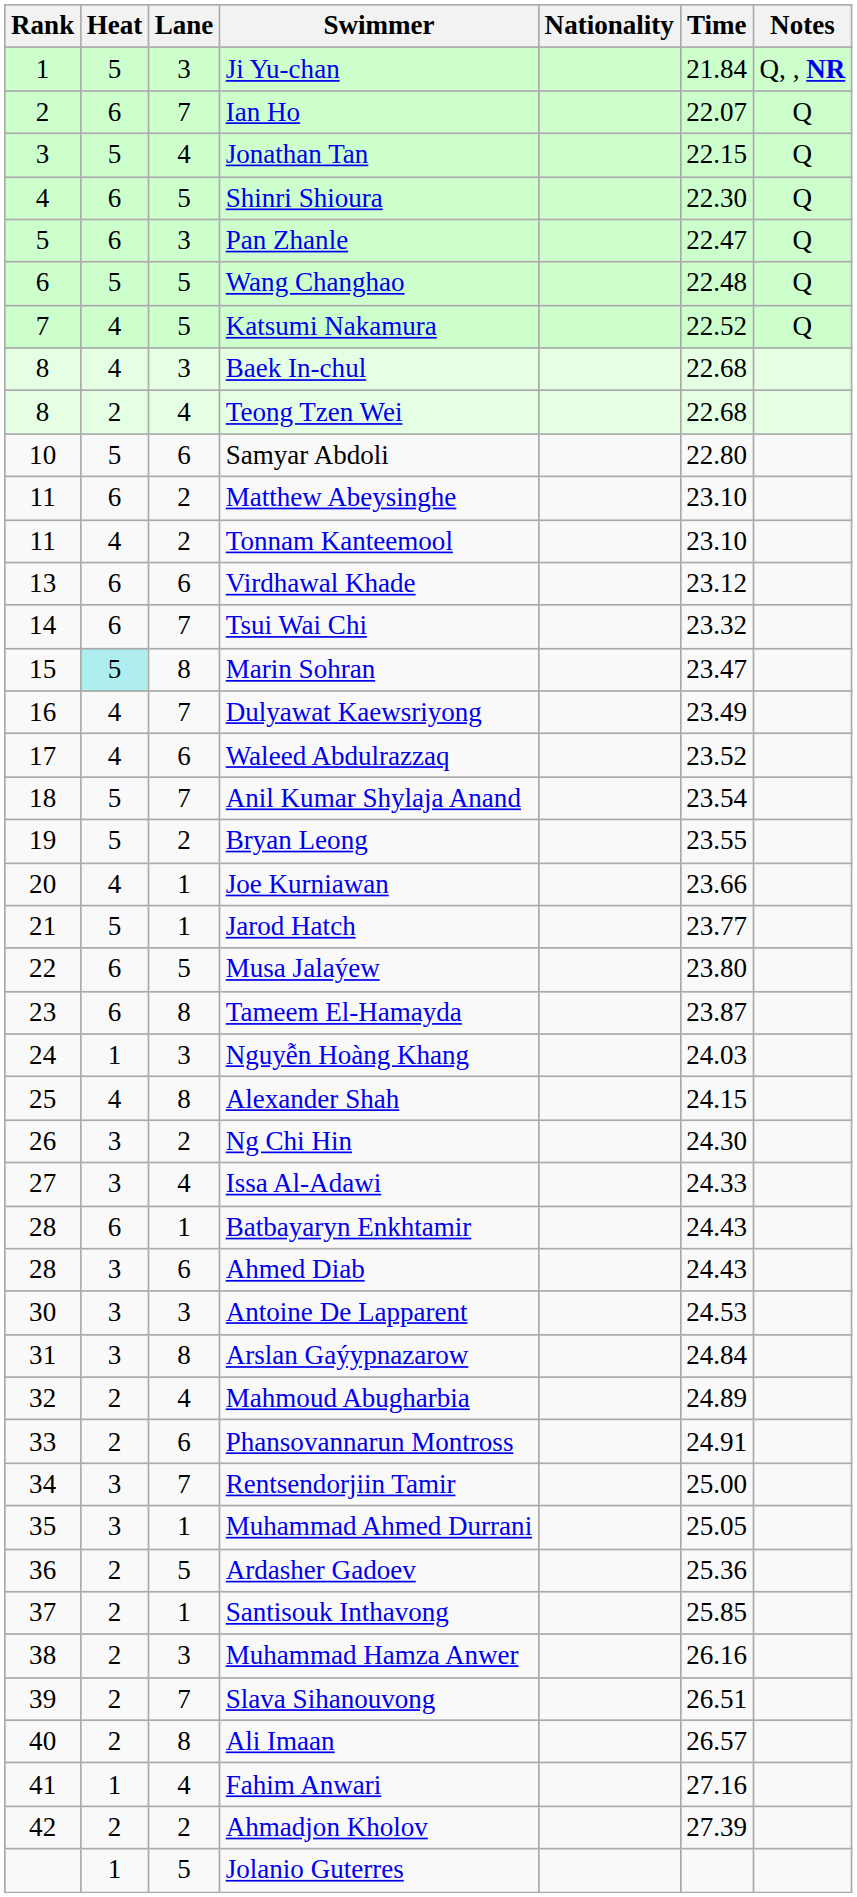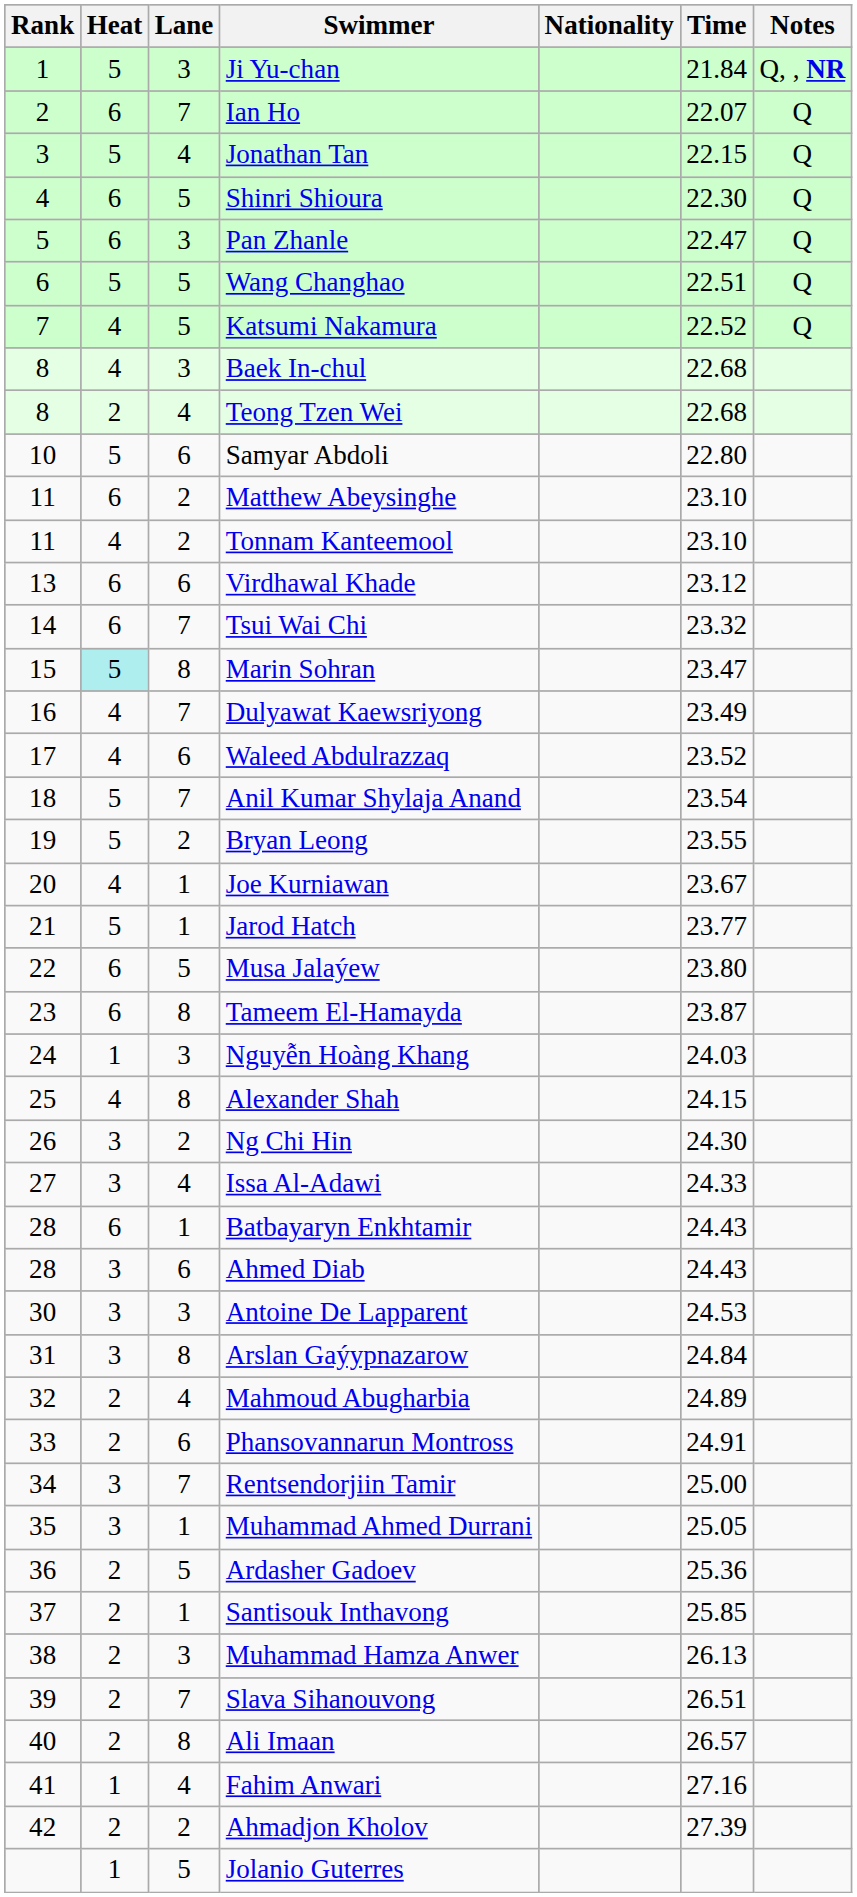(717, 283) 22.48 -> (717, 283) 22.51
(717, 883) 23.66 -> (717, 883) 23.67
(717, 1655) 26.16 -> (717, 1655) 26.13
